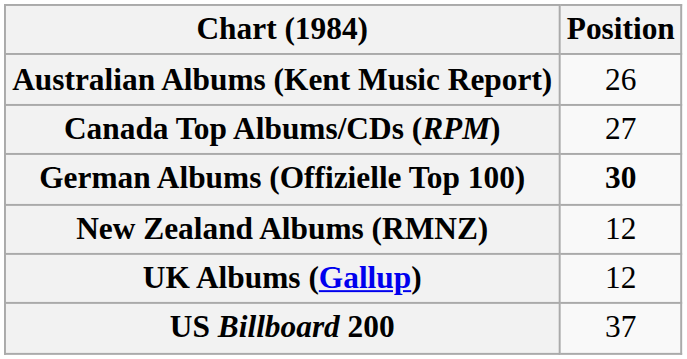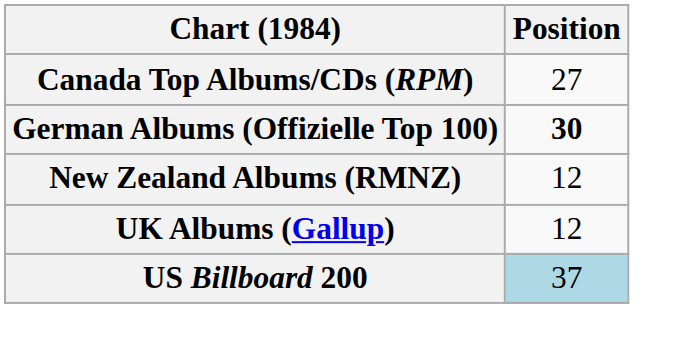- row: (282, 79)
(621, 327) no background -> (567, 278) lightblue background
